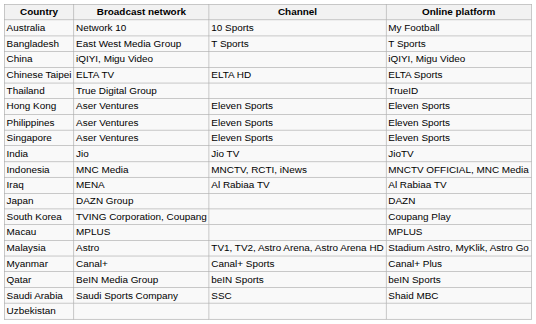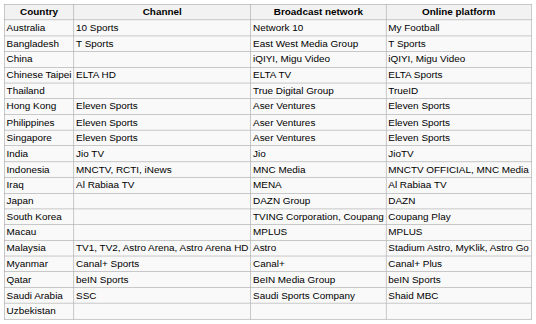columns swapped: (141, 12) <-> (298, 12)
